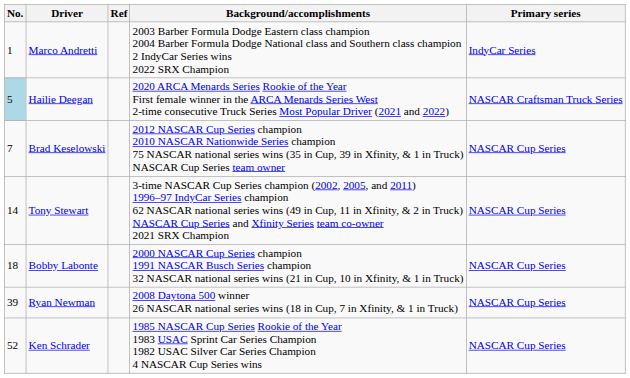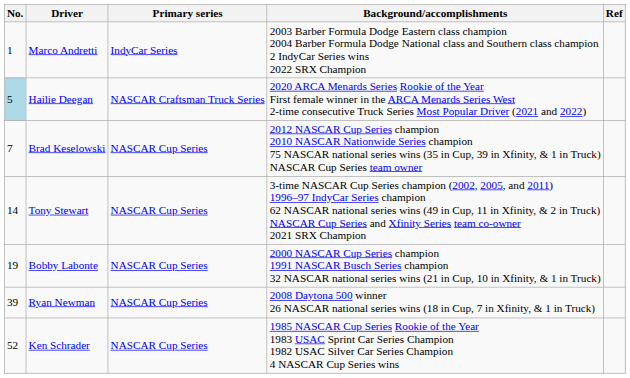columns swapped: (546, 13) <-> (119, 13)
(13, 265) 18 -> (13, 265) 19
